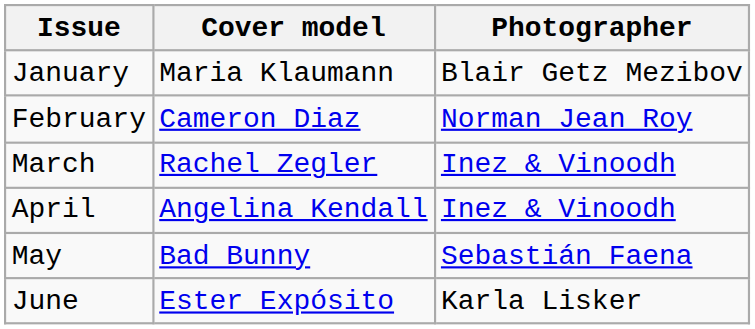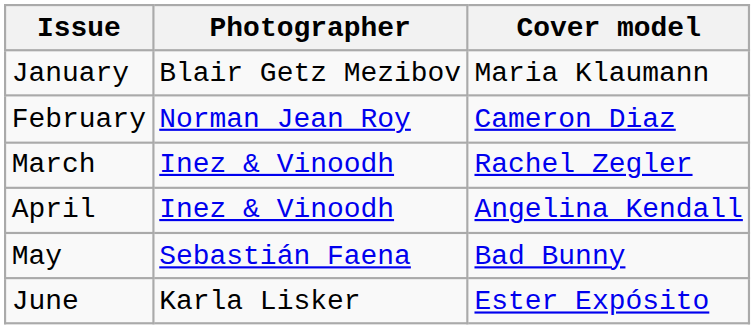columns swapped: (293, 28) <-> (592, 28)
